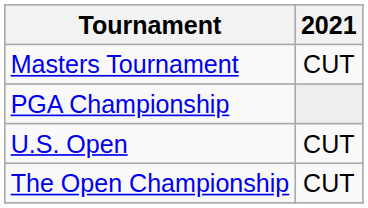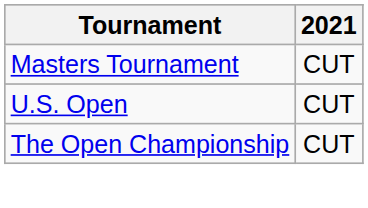- row: (120, 104)
